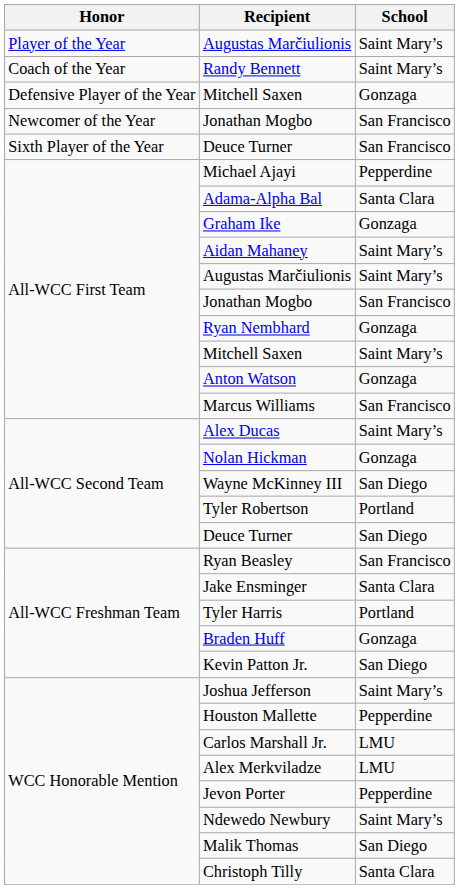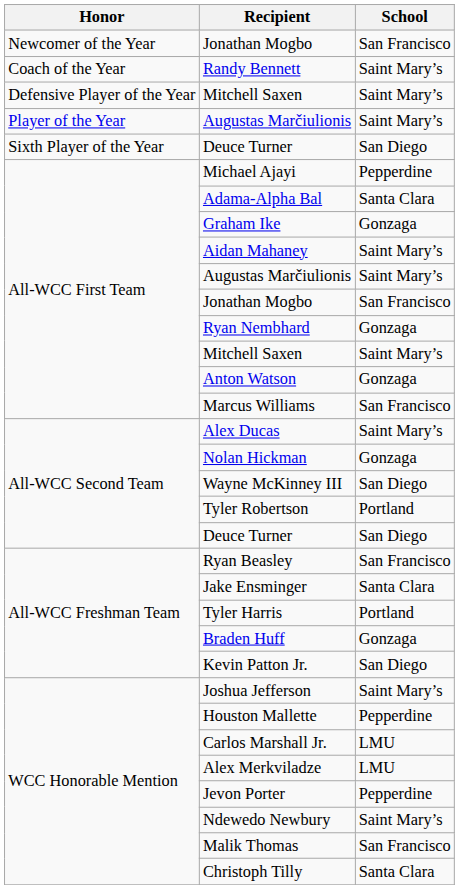rows swapped: (67, 43) <-> (82, 120)
(388, 95) Gonzaga -> (401, 95) Saint Mary’s
(405, 146) San Francisco -> (393, 146) San Diego
(393, 845) San Diego -> (405, 845) San Francisco
